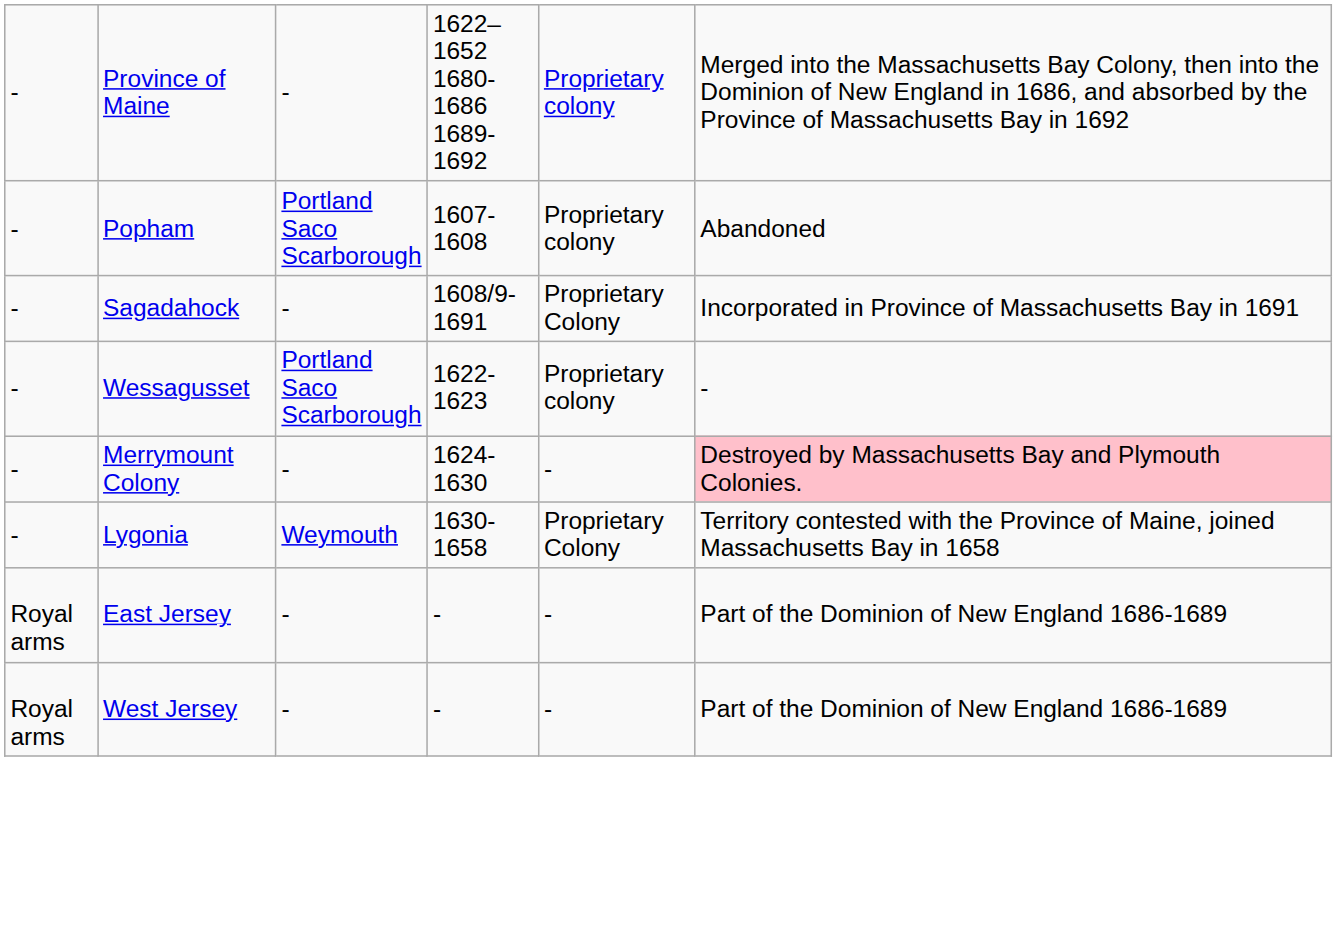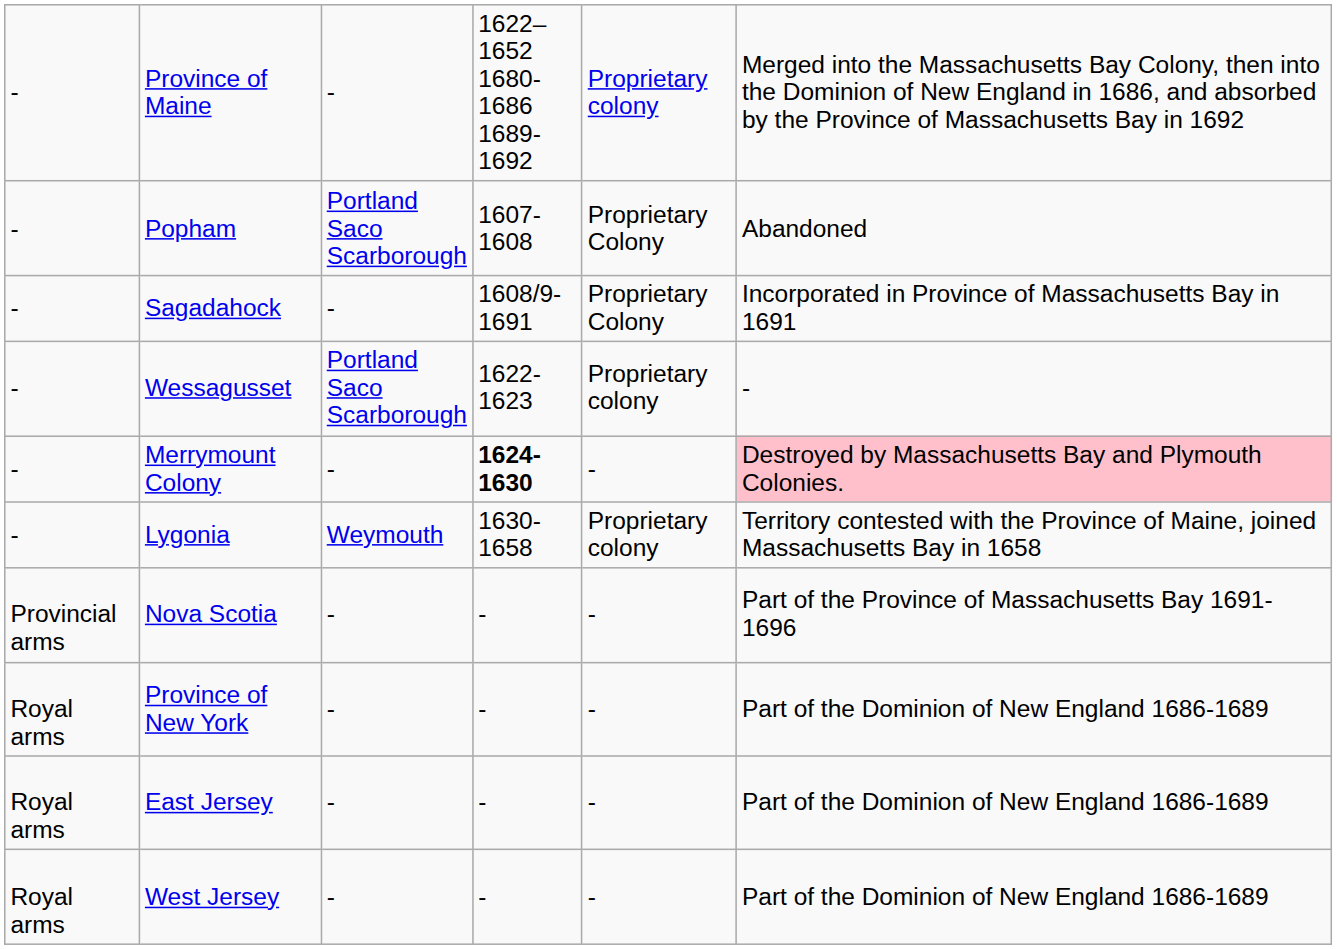(604, 227) Proprietary colony -> (648, 227) Proprietary Colony
(464, 468) normal -> (510, 468) bold
(604, 534) Proprietary Colony -> (648, 534) Proprietary colony
+ row: (211, 614)
+ row: (206, 708)
